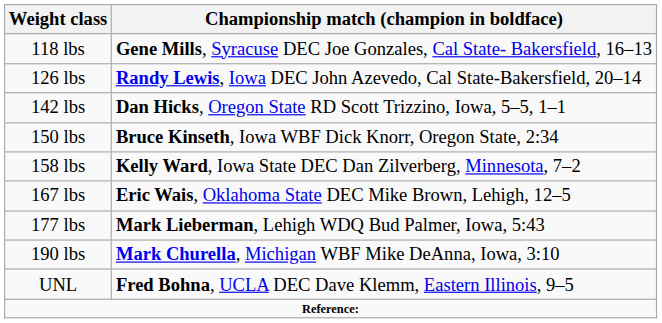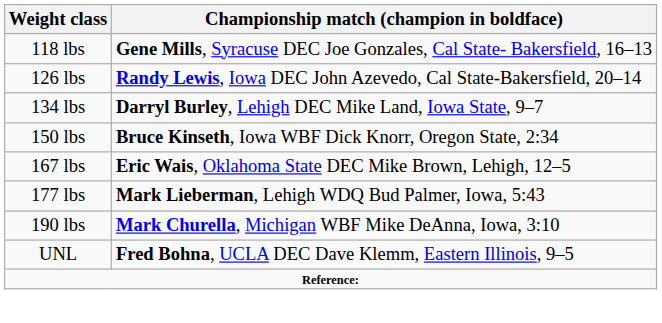+ row: (58, 107)
- row: (58, 107)
- row: (58, 166)
